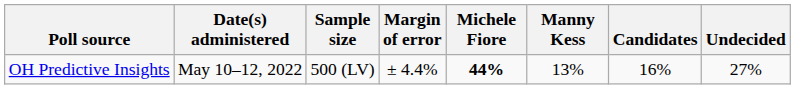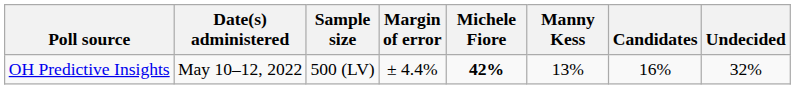(486, 69) 44% -> (486, 69) 42%
(746, 69) 27% -> (746, 69) 32%
